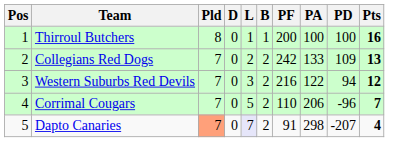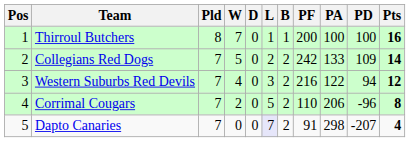+ column: (235, 15)
(374, 59) 13 -> (394, 59) 14
(377, 103) 7 -> (398, 103) 8
(218, 125) lightsalmon background -> (218, 125) no background
